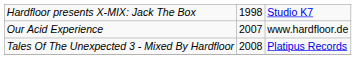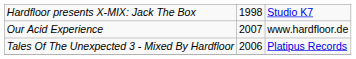(251, 46) 2008 -> (251, 46) 2006
